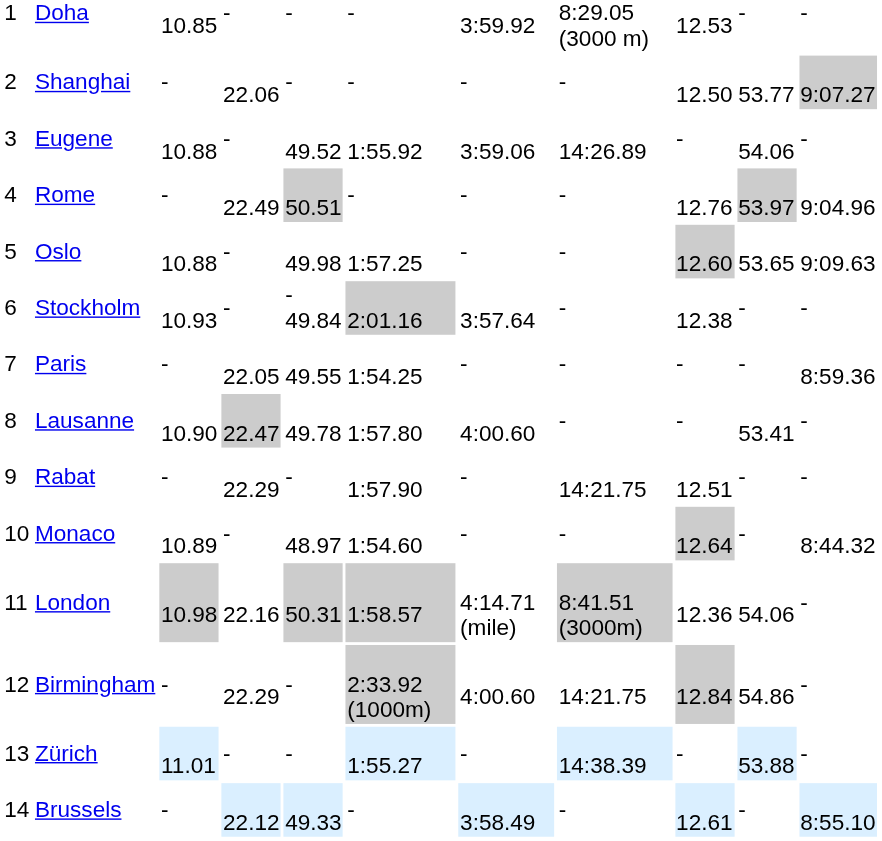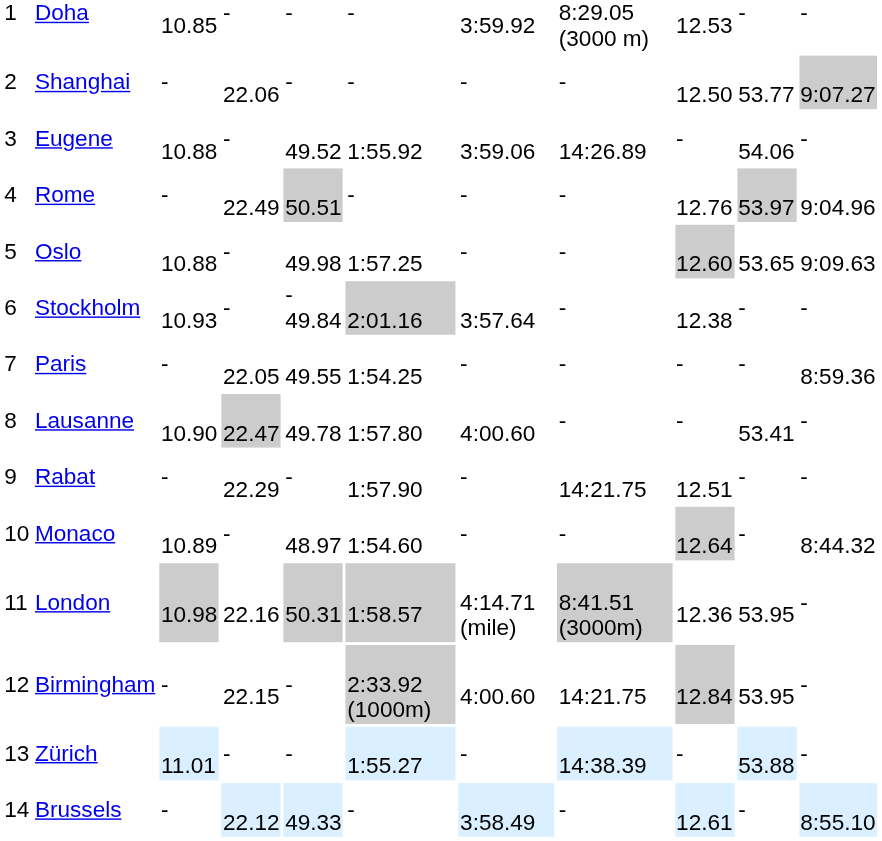(766, 615) 54.06 -> (766, 615) 53.95
(251, 696) 22.29 -> (251, 696) 22.15
(766, 696) 54.86 -> (766, 696) 53.95
